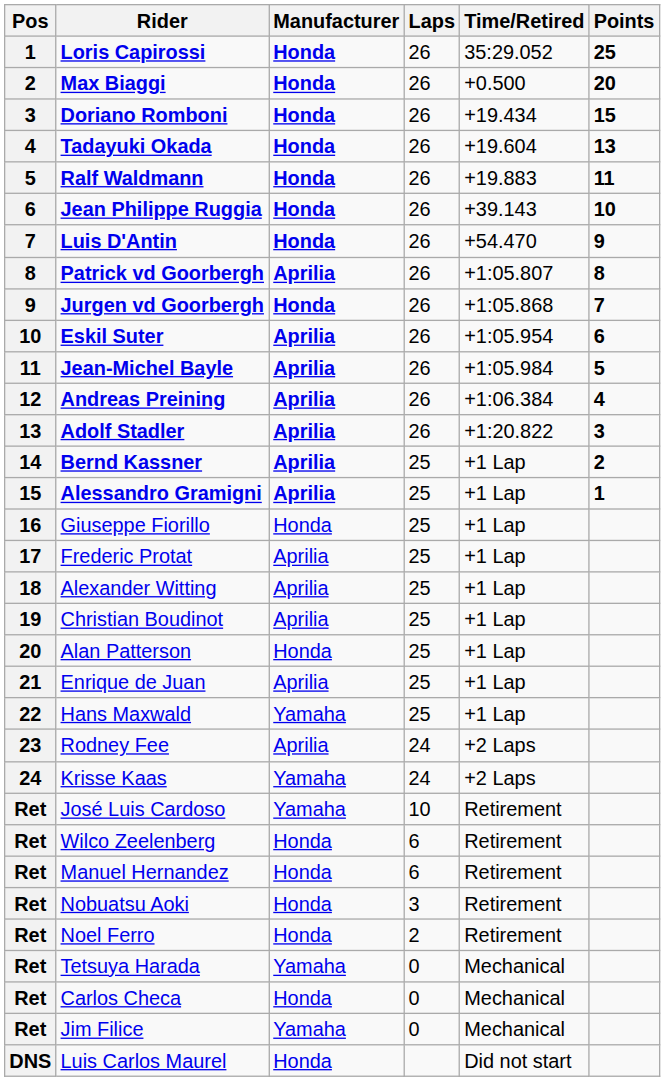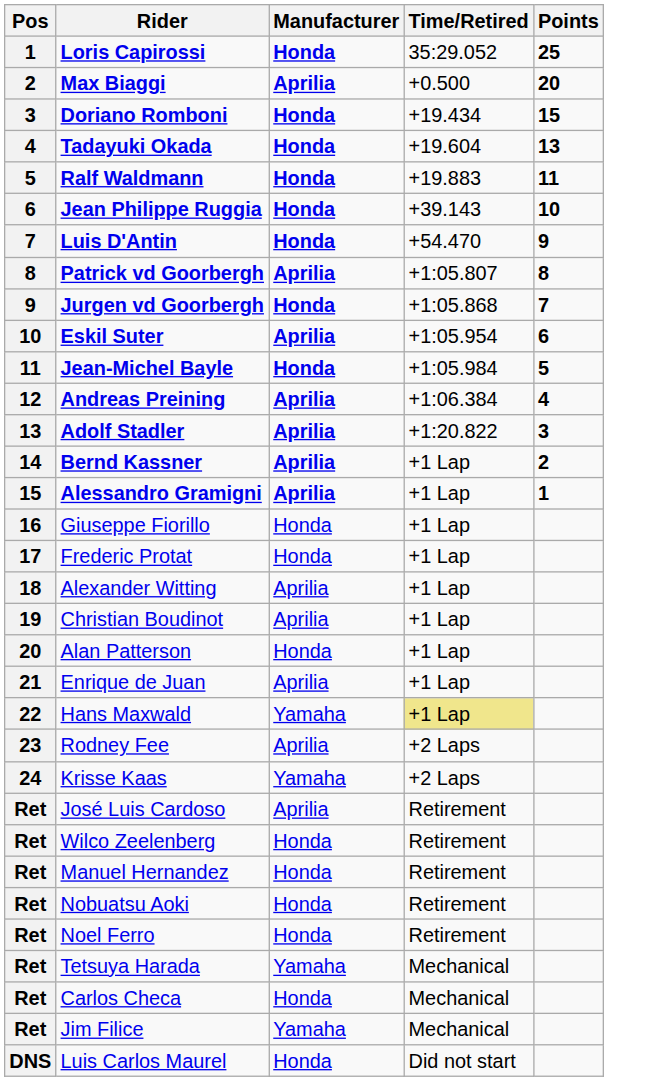- column: (432, 21)
(304, 84) Honda -> (304, 84) Aprilia
(304, 367) Aprilia -> (304, 367) Honda
(301, 556) Aprilia -> (303, 556) Honda
(495, 714) no background -> (439, 714) khaki background
(310, 809) Yamaha -> (301, 809) Aprilia
